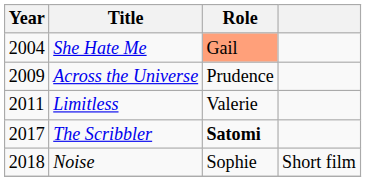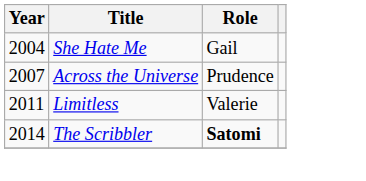(222, 47) lightsalmon background -> (222, 47) no background
(27, 76) 2009 -> (27, 76) 2007
(27, 133) 2017 -> (27, 133) 2014
- row: (74, 162)
